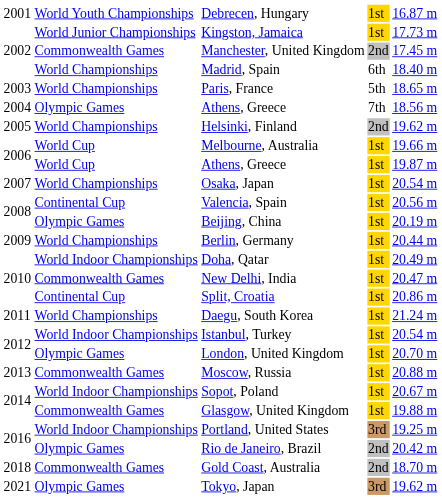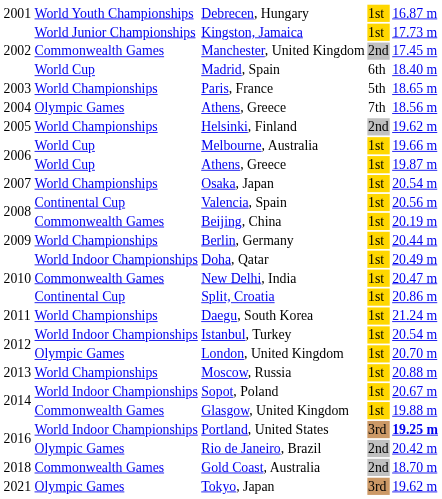(96, 70) World Championships -> (65, 70) World Cup
(79, 221) Olympic Games -> (99, 221) Commonwealth Games
(99, 372) Commonwealth Games -> (96, 372) World Championships
(415, 429) normal -> (415, 429) bold
